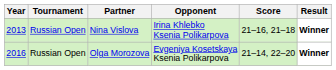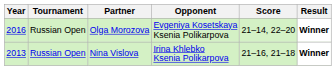rows swapped: (114, 30) <-> (120, 54)
